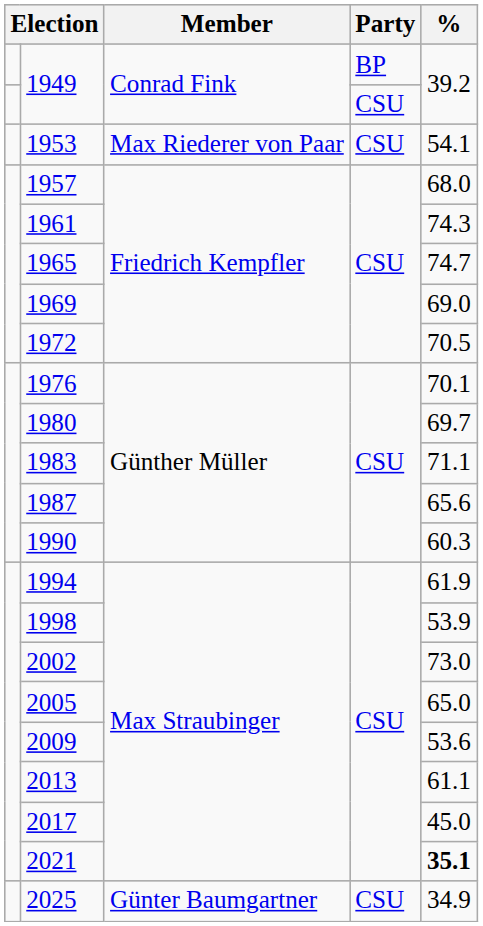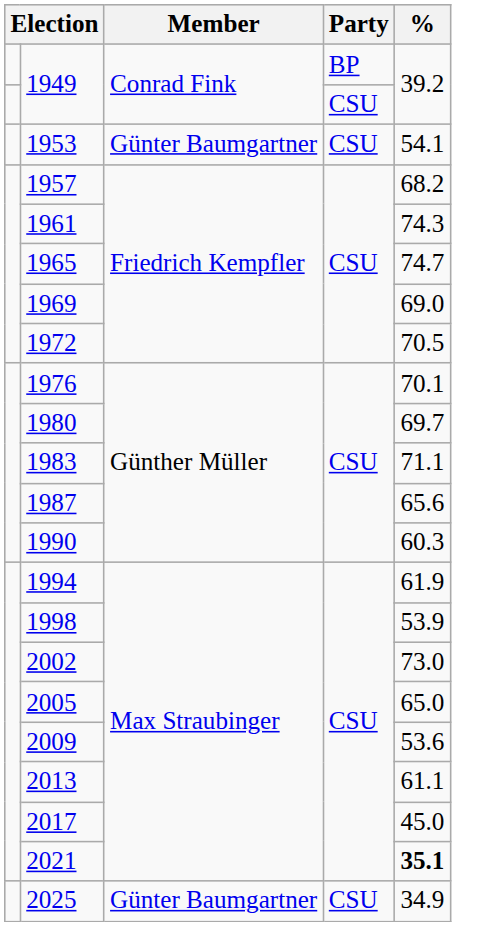(227, 143) Max Riederer von Paar -> (214, 143) Günter Baumgartner
(449, 183) 68.0 -> (422, 183) 68.2
